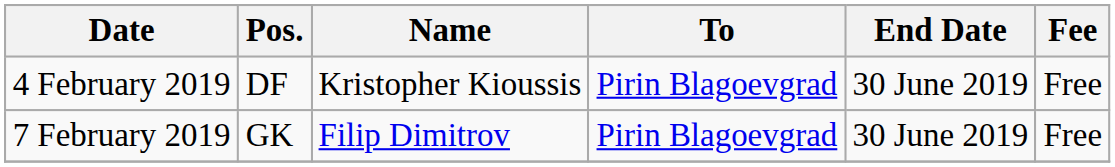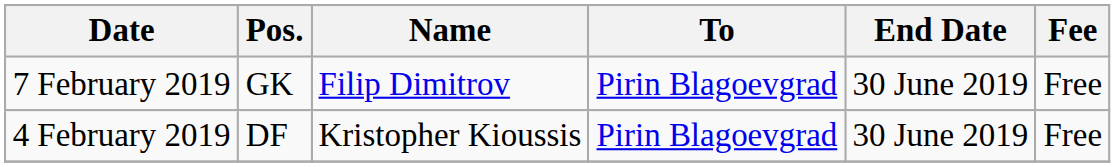rows swapped: (122, 82) <-> (122, 135)
